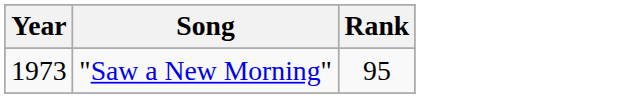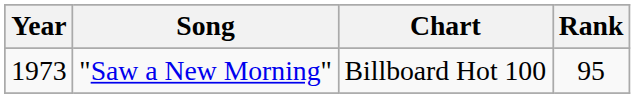+ column: (445, 26)
